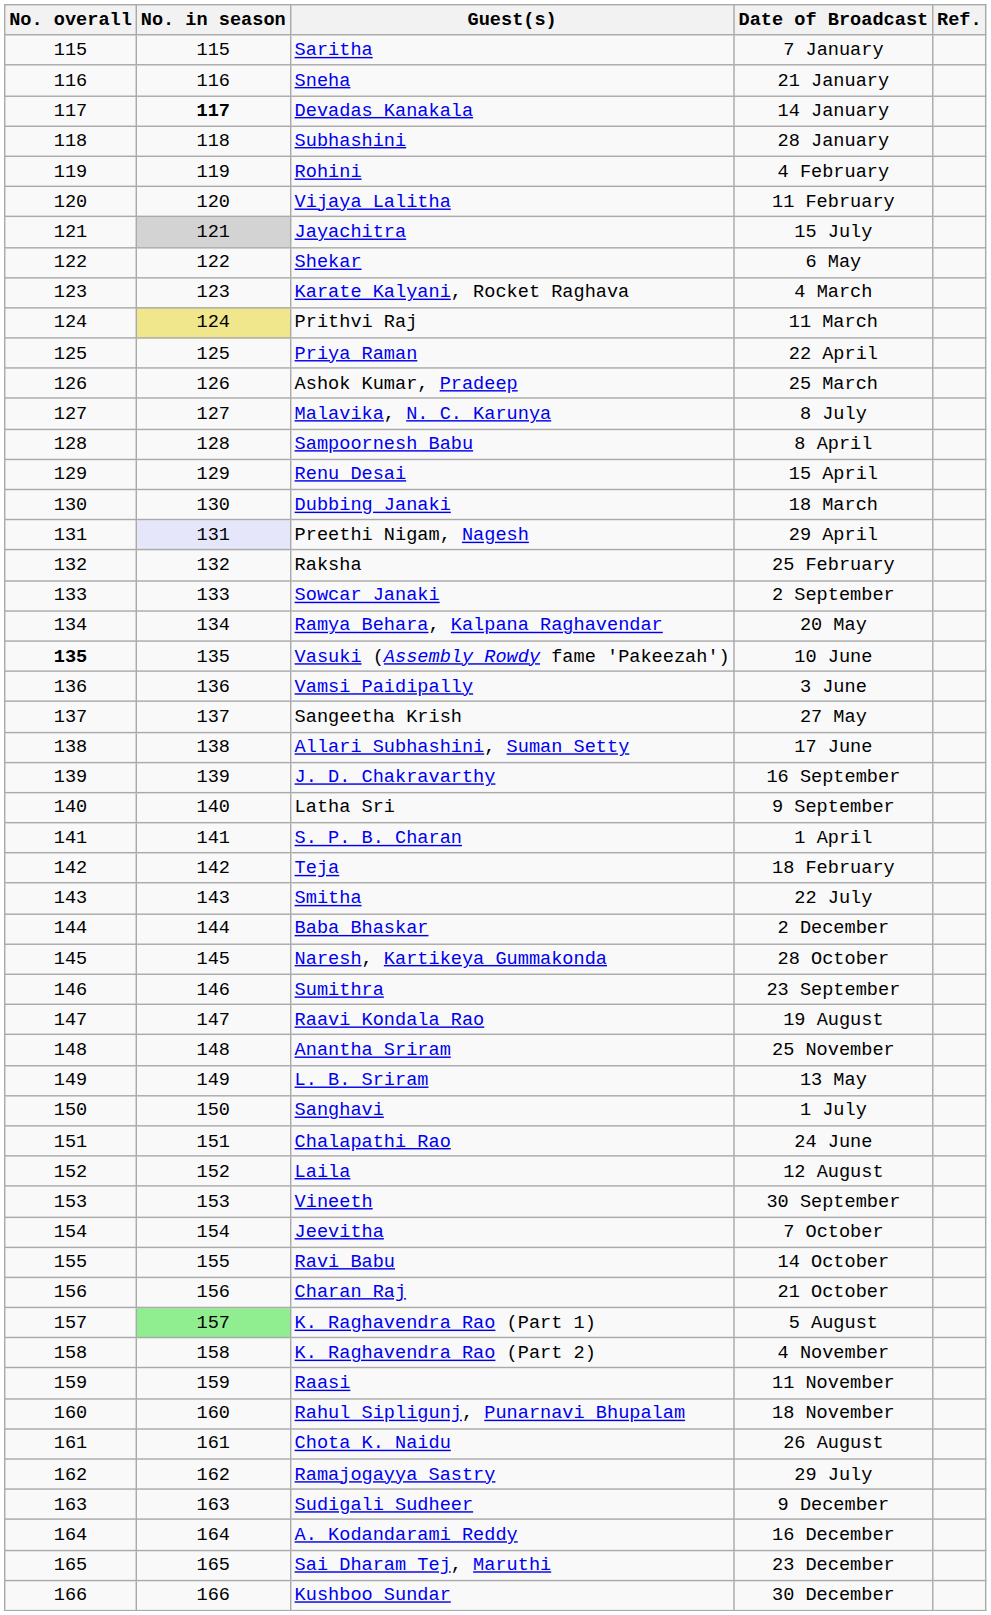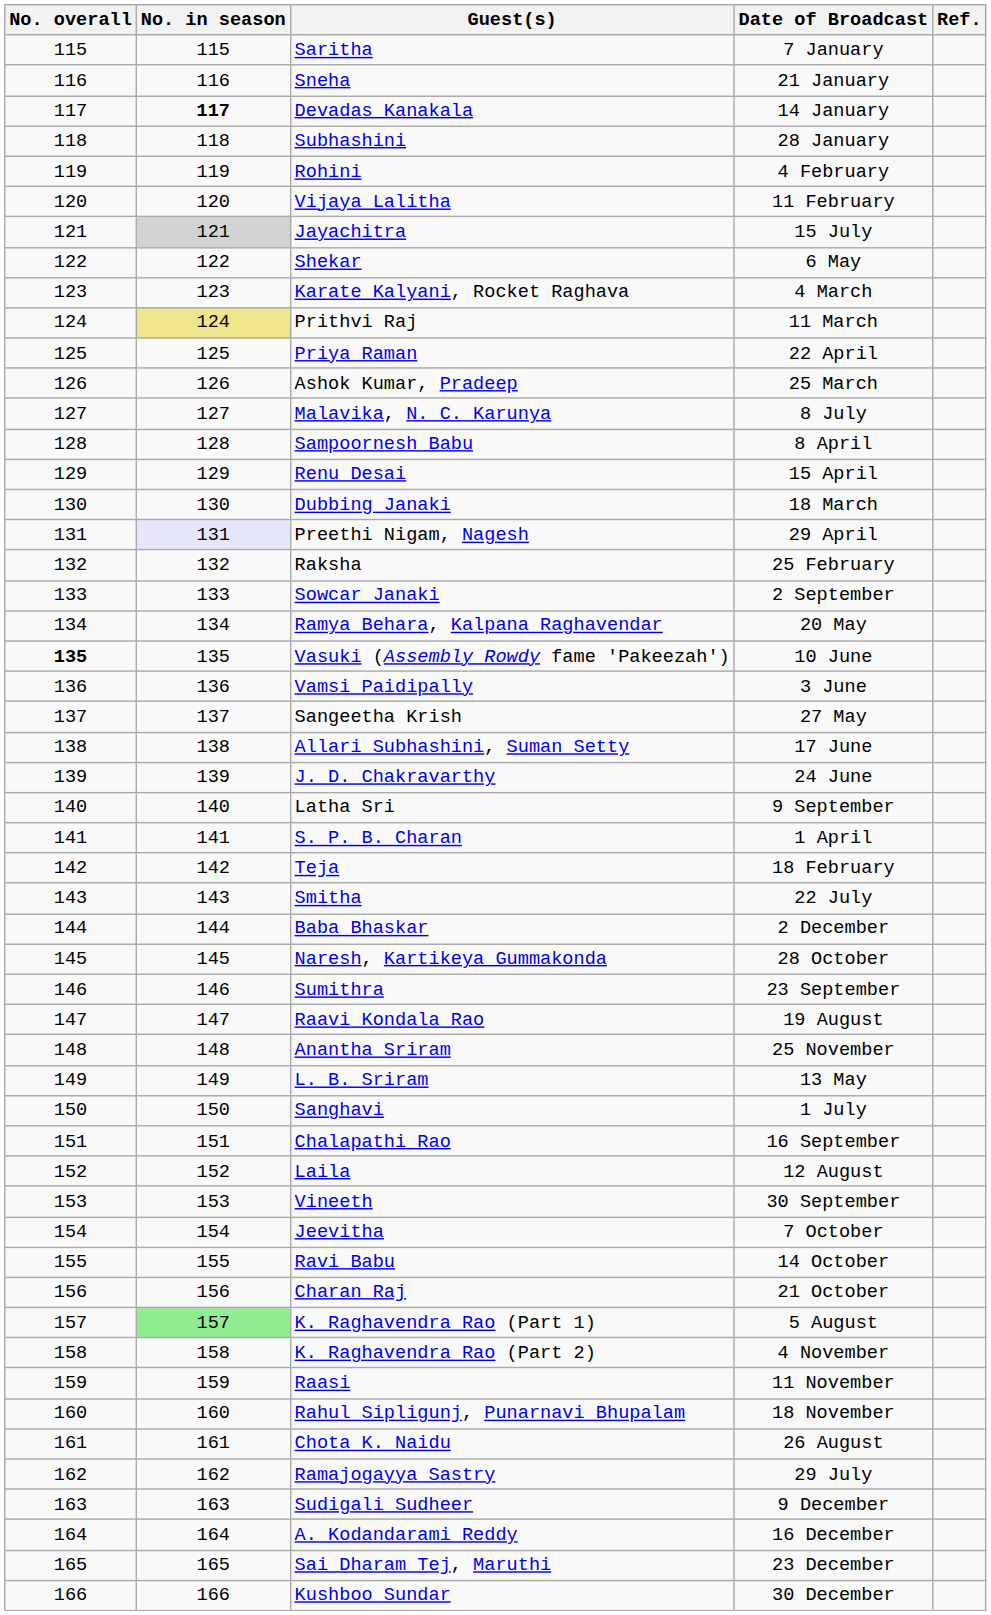(833, 777) 16 September -> (833, 777) 24 June
(833, 1141) 24 June -> (833, 1141) 16 September
